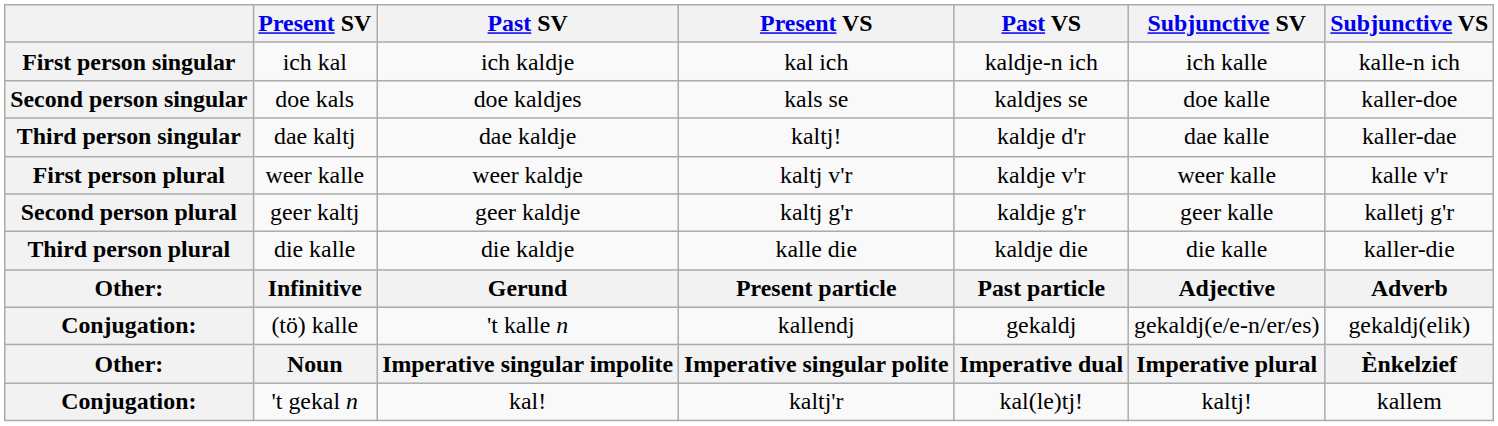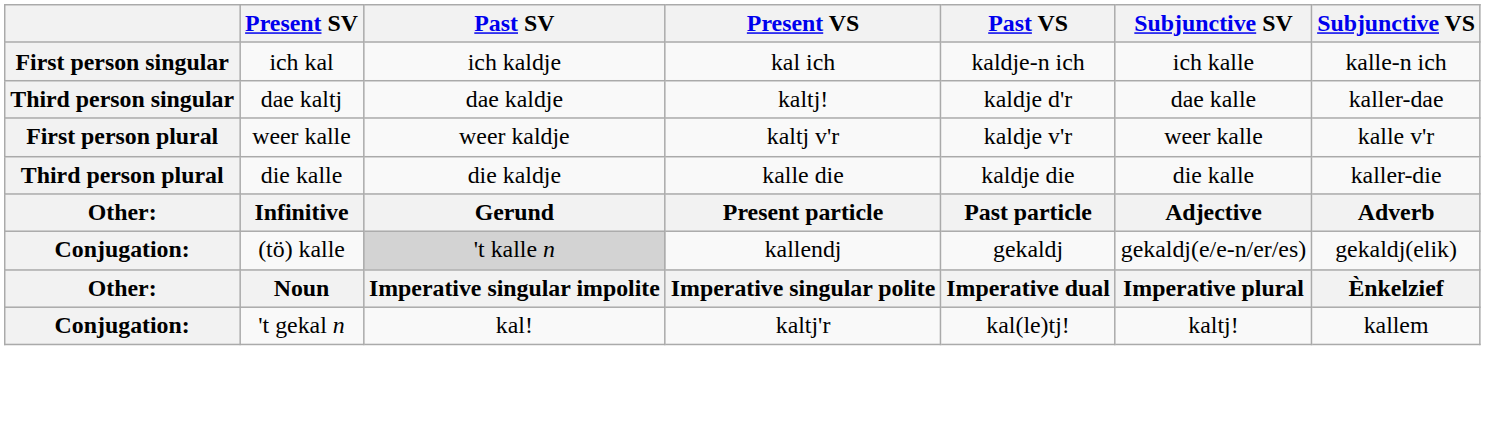- row: (315, 99)
- row: (315, 212)
(528, 325) no background -> (514, 250) lightgrey background
